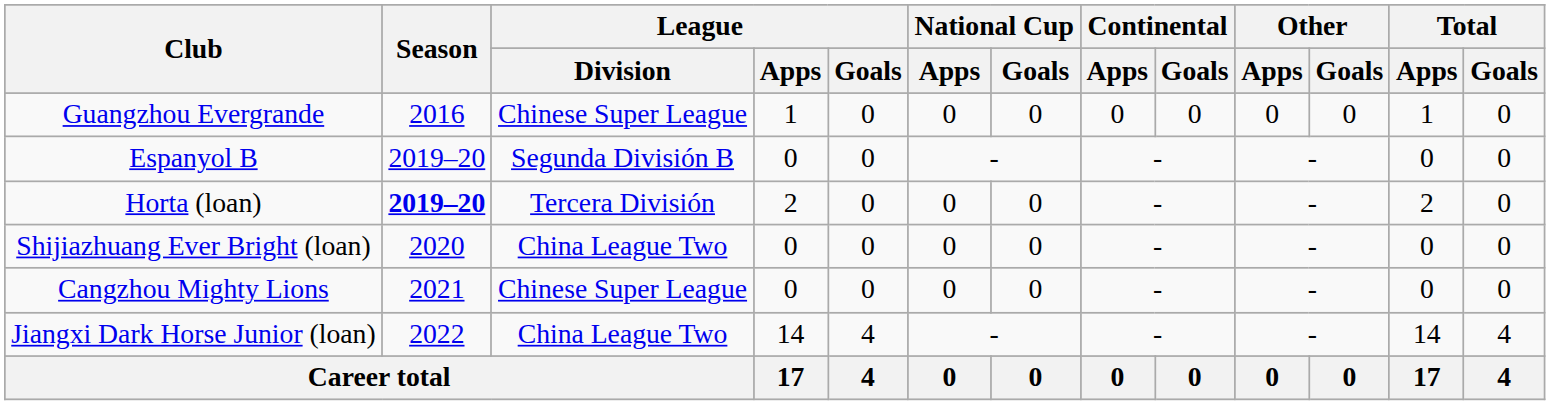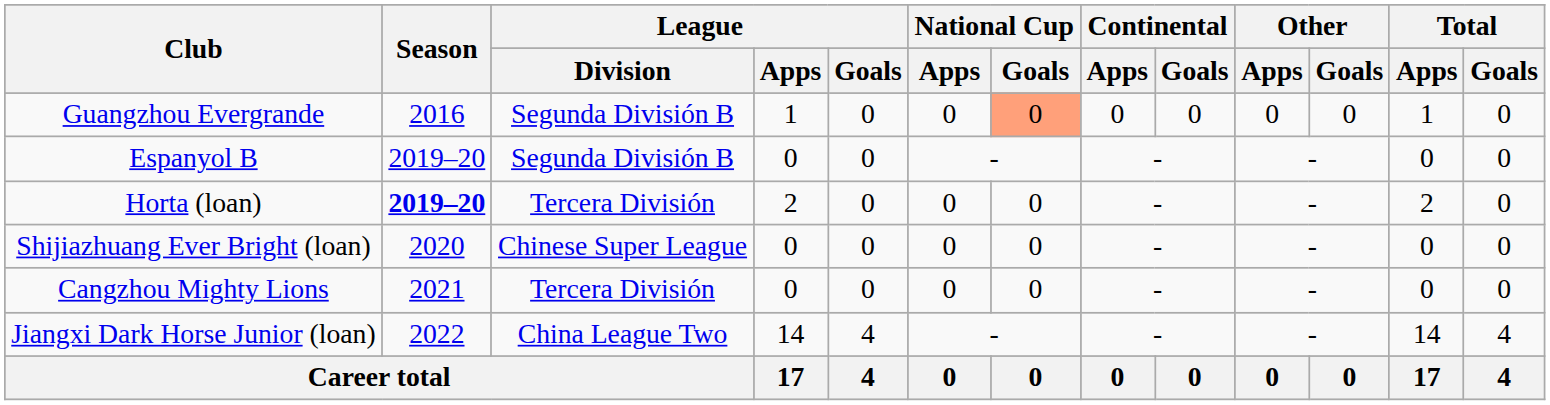(623, 114) Chinese Super League -> (623, 114) Segunda División B
(1035, 114) no background -> (1035, 114) lightsalmon background
(623, 245) China League Two -> (623, 245) Chinese Super League
(623, 289) Chinese Super League -> (623, 289) Tercera División
